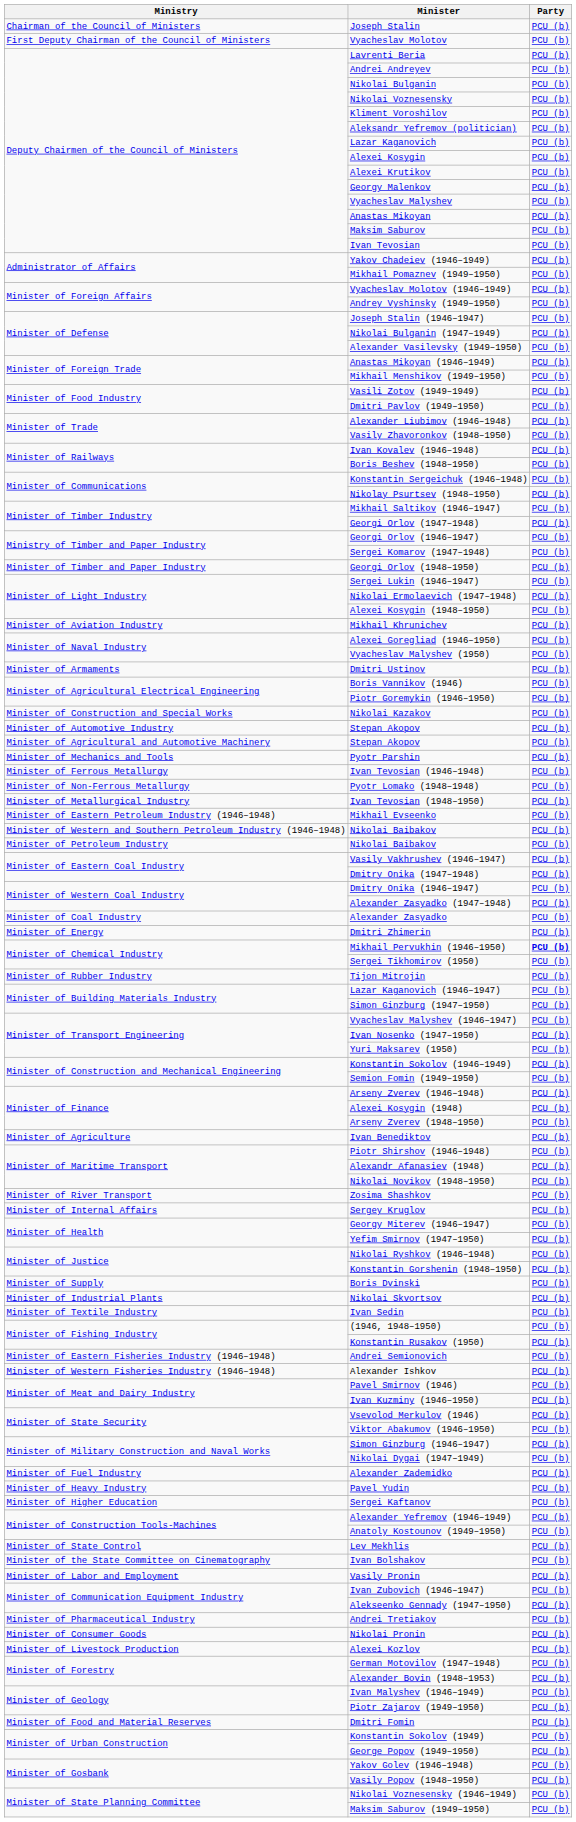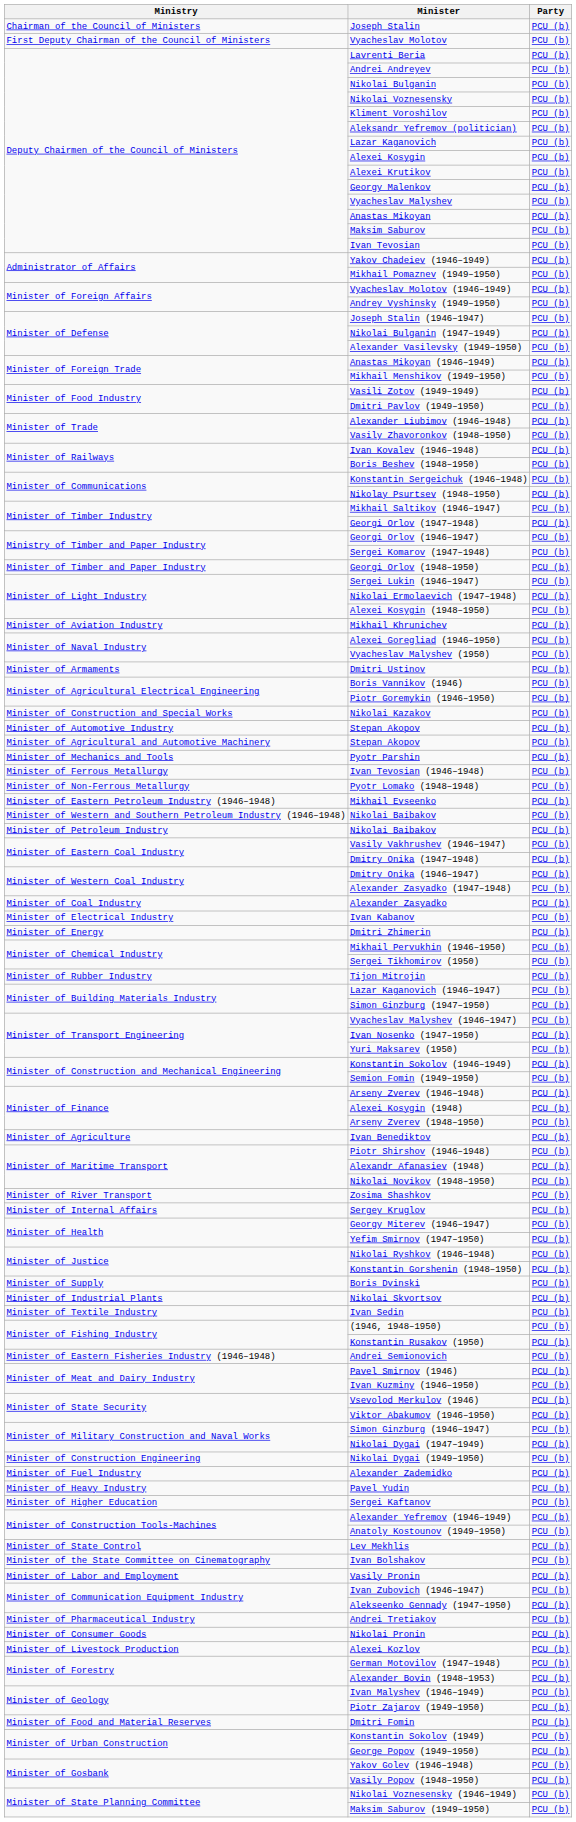- row: (98, 801)
+ row: (90, 918)
(551, 947) bold -> (551, 947) normal
- row: (141, 1371)
+ row: (103, 1459)
